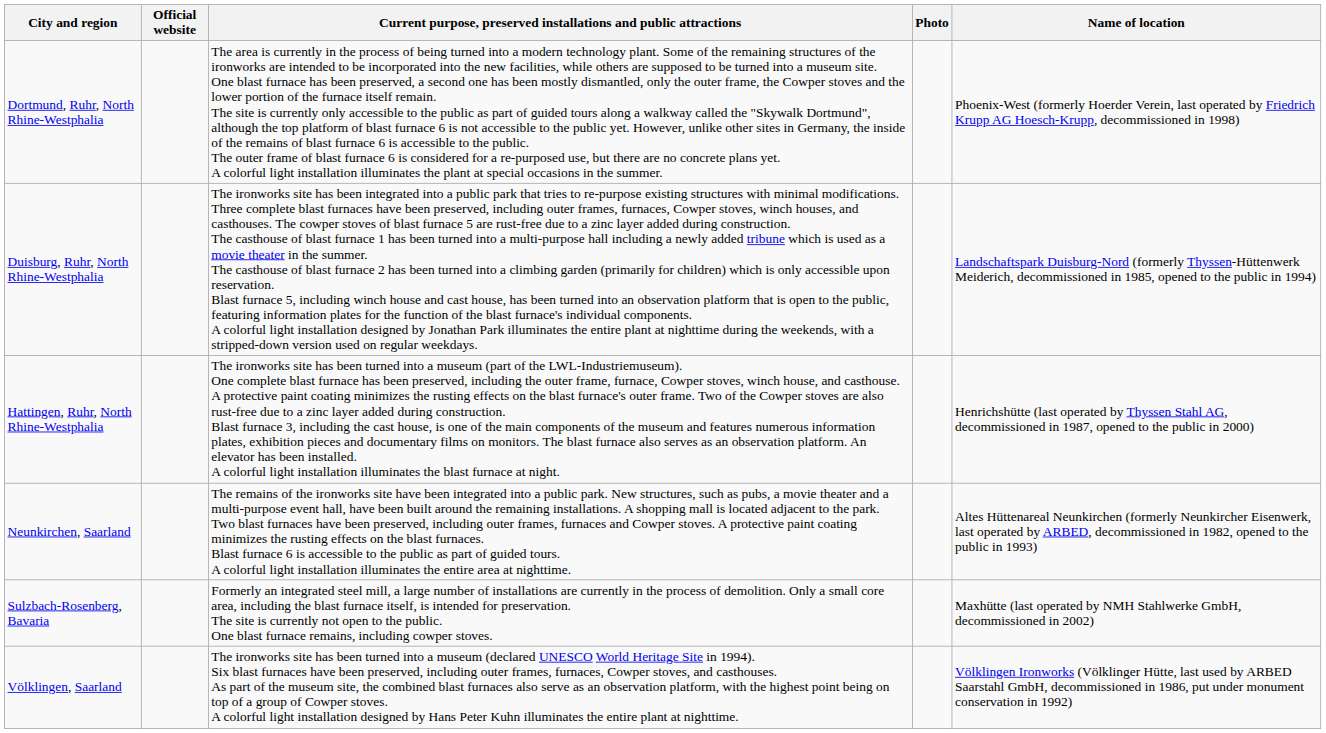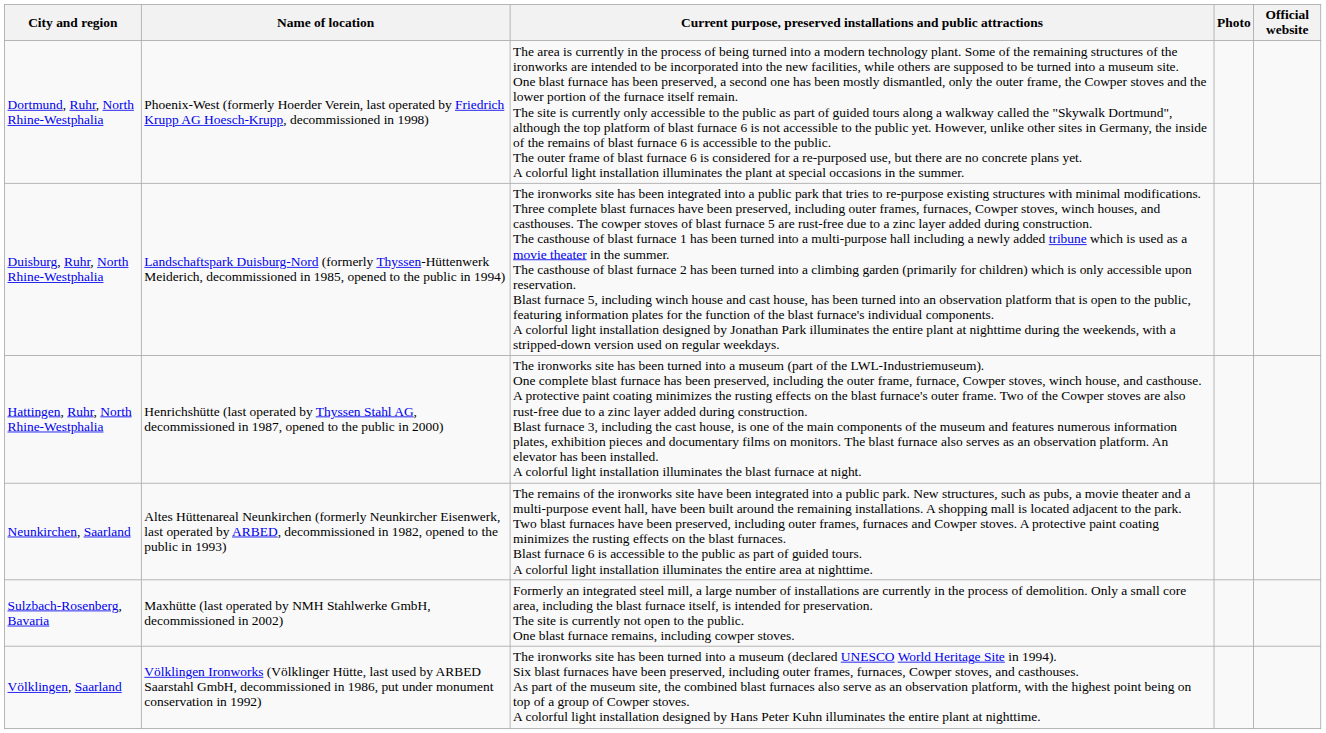columns swapped: (1136, 22) <-> (175, 22)
